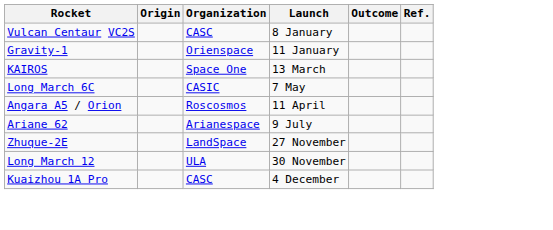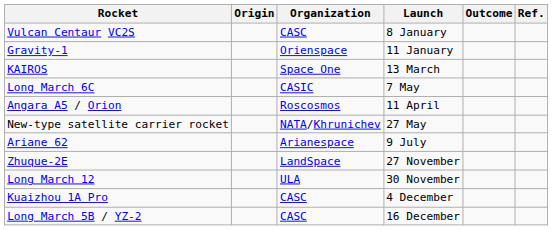+ row: (118, 124)
+ row: (74, 216)
